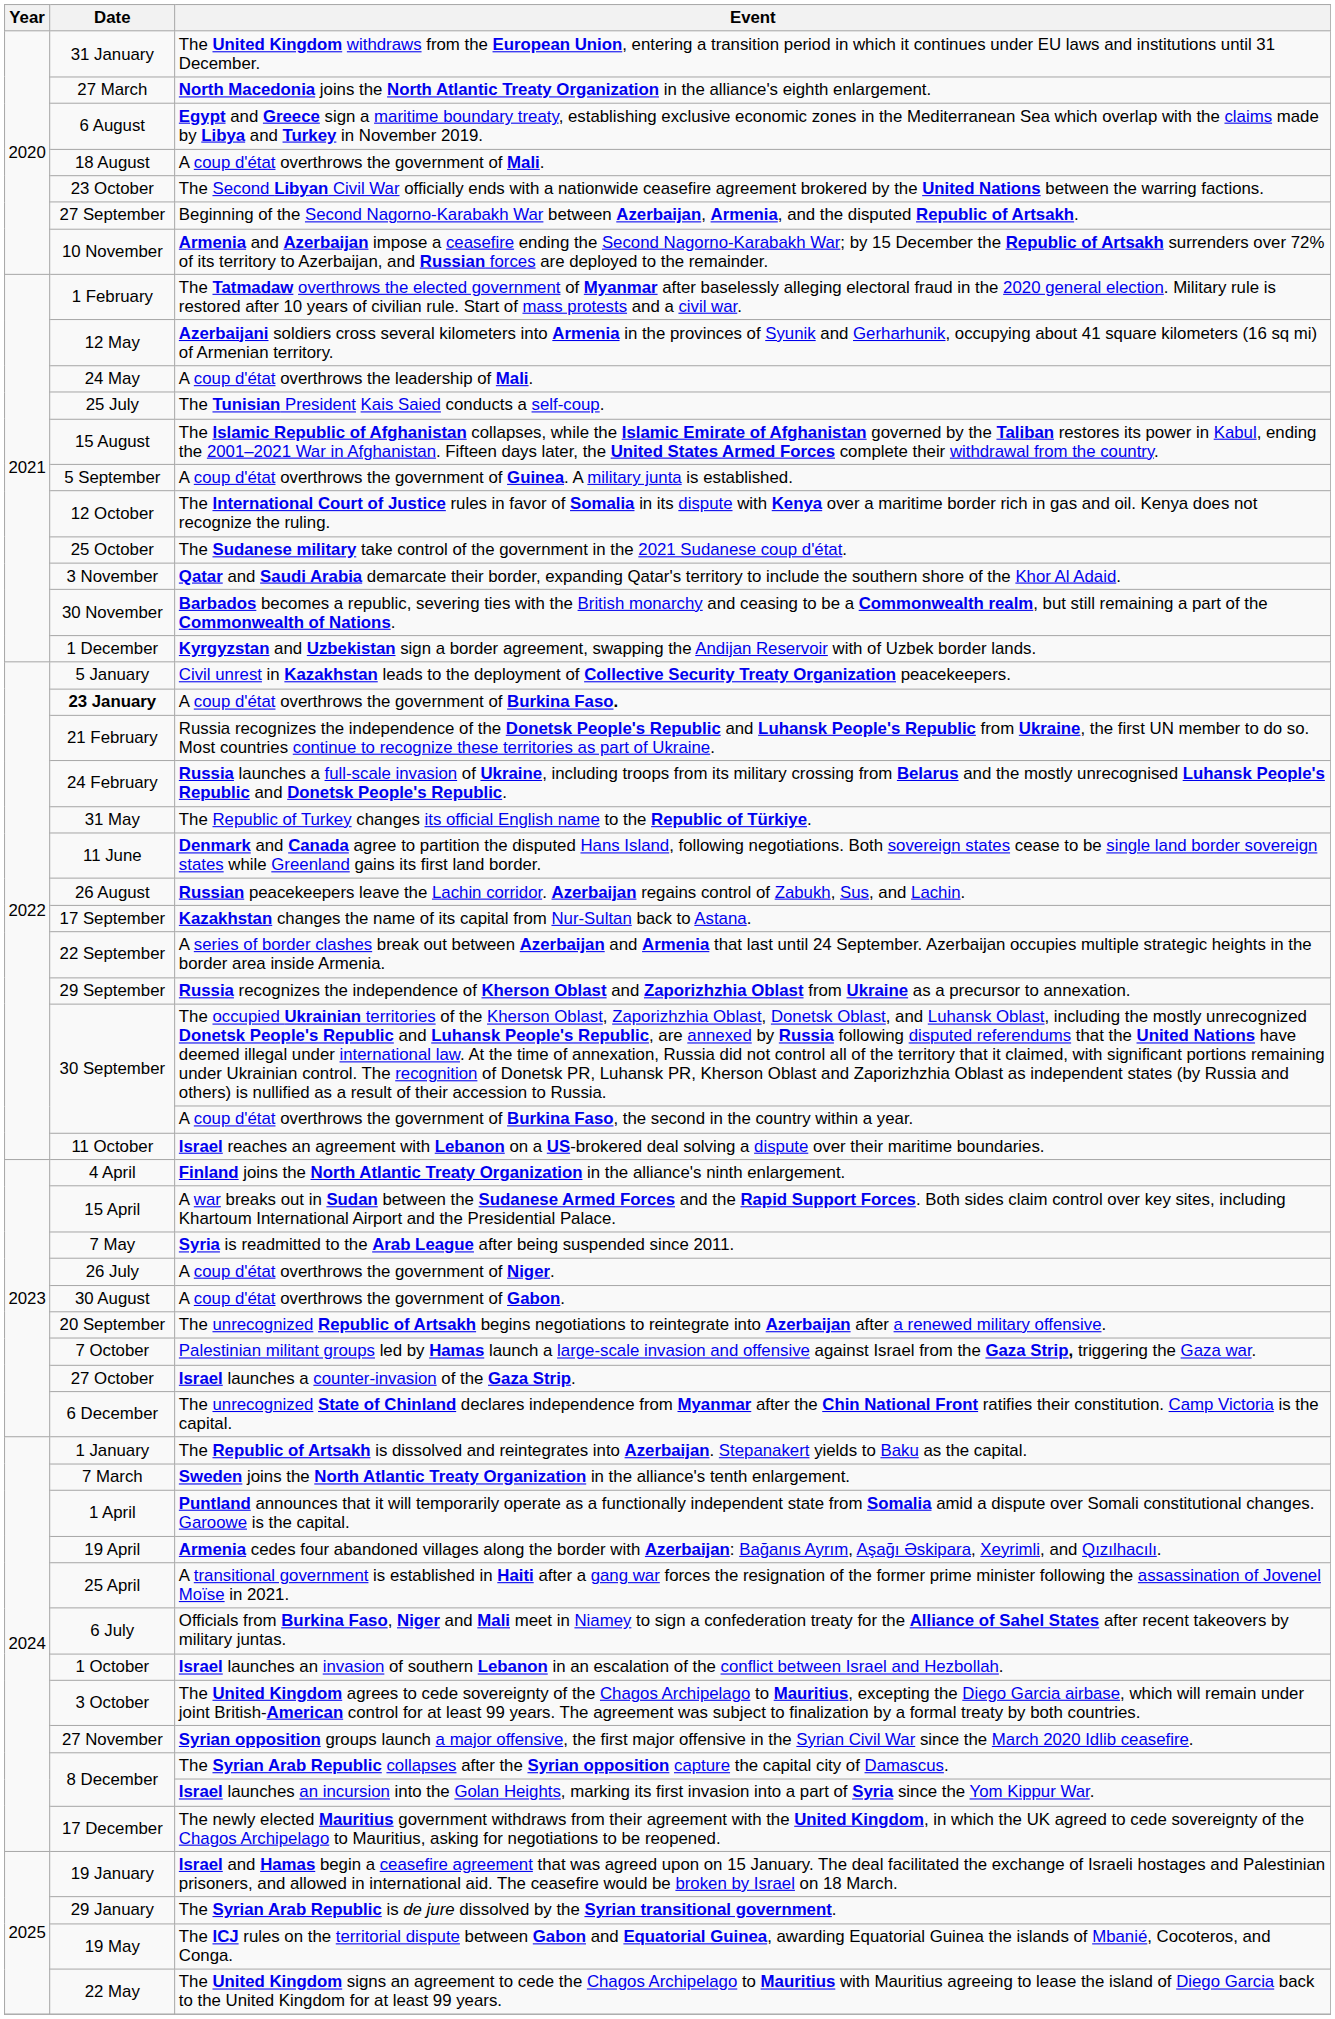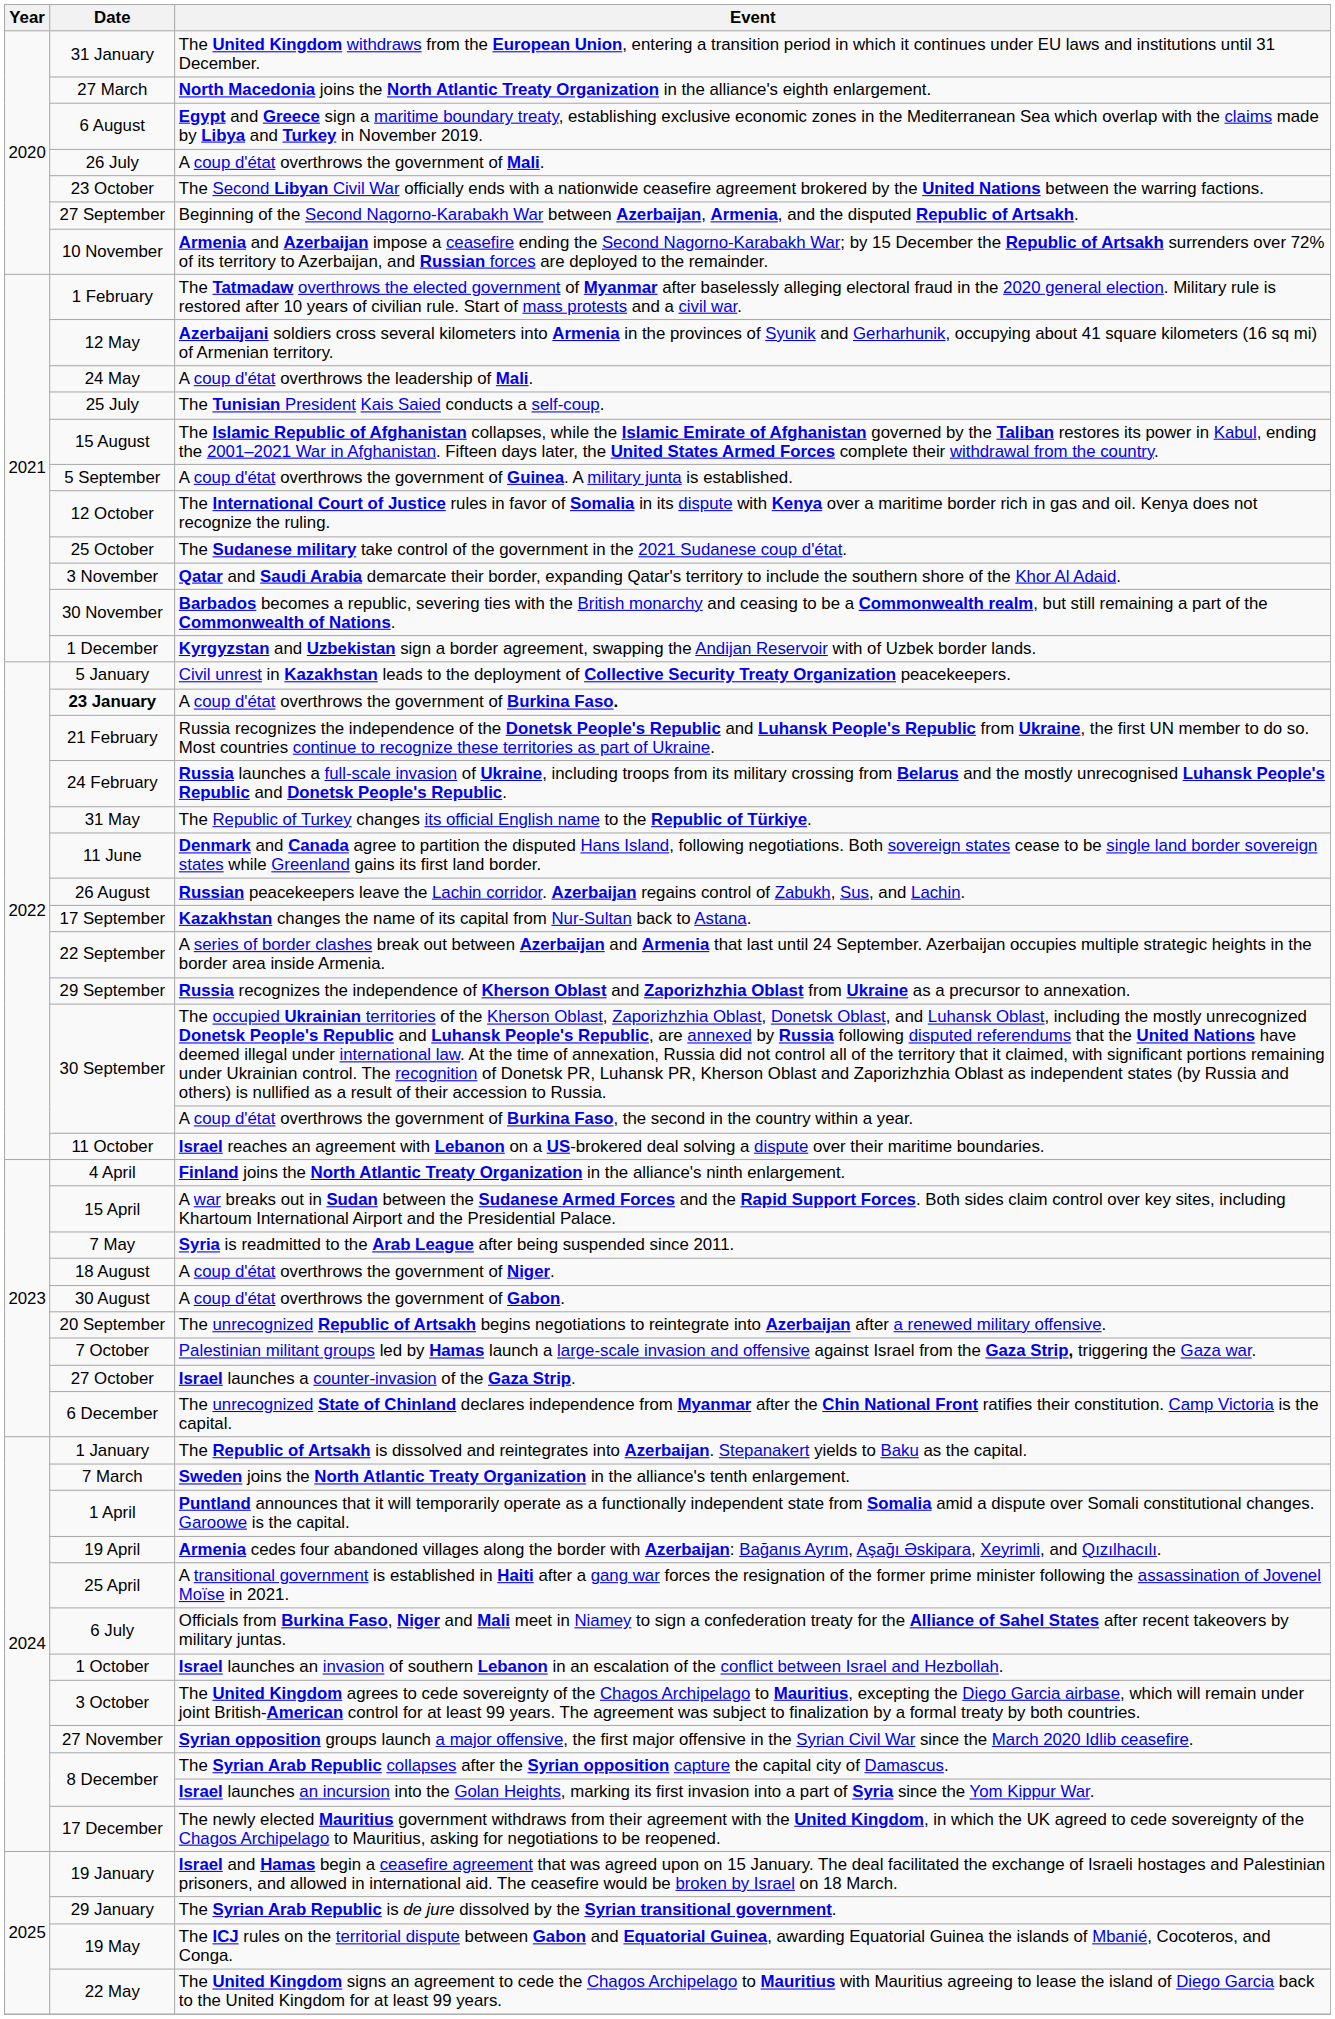(112, 162) 18 August -> (112, 162) 26 July
(112, 1271) 26 July -> (112, 1271) 18 August
